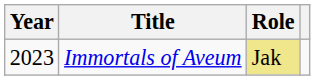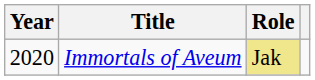(32, 57) 2023 -> (32, 57) 2020
